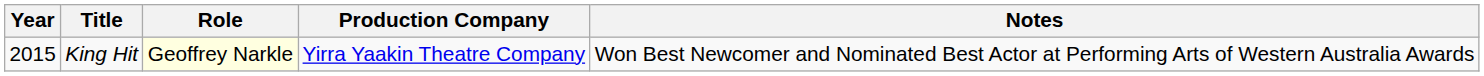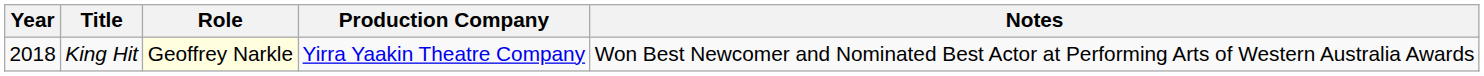(33, 53) 2015 -> (33, 53) 2018
